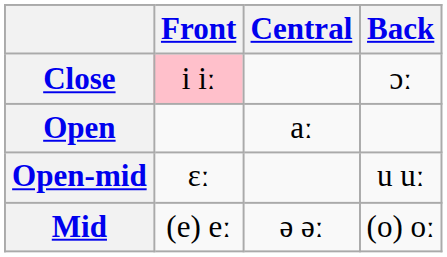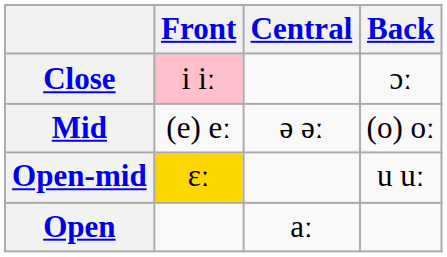rows swapped: (79, 226) <-> (79, 127)
(199, 176) no background -> (199, 176) gold background
